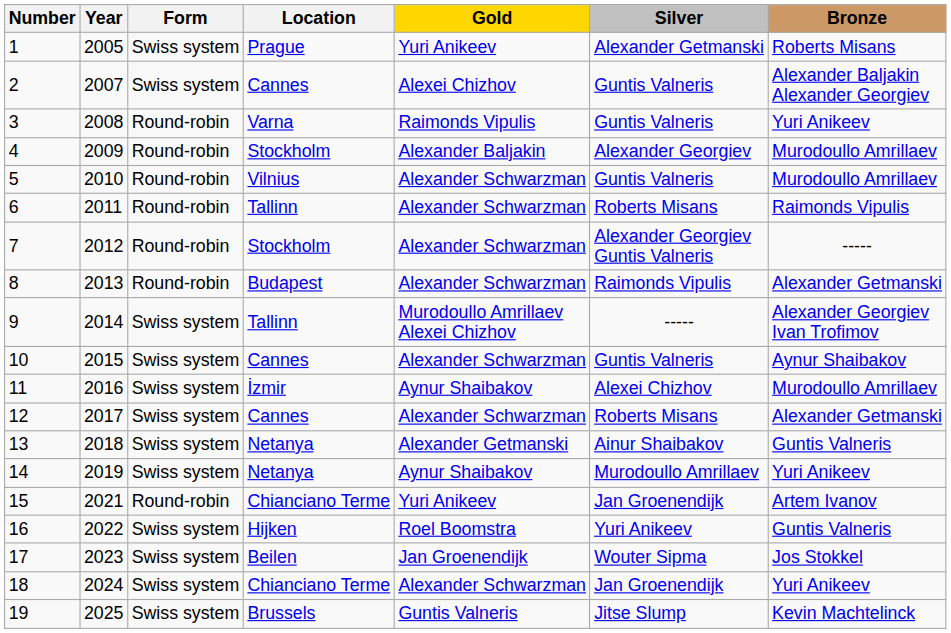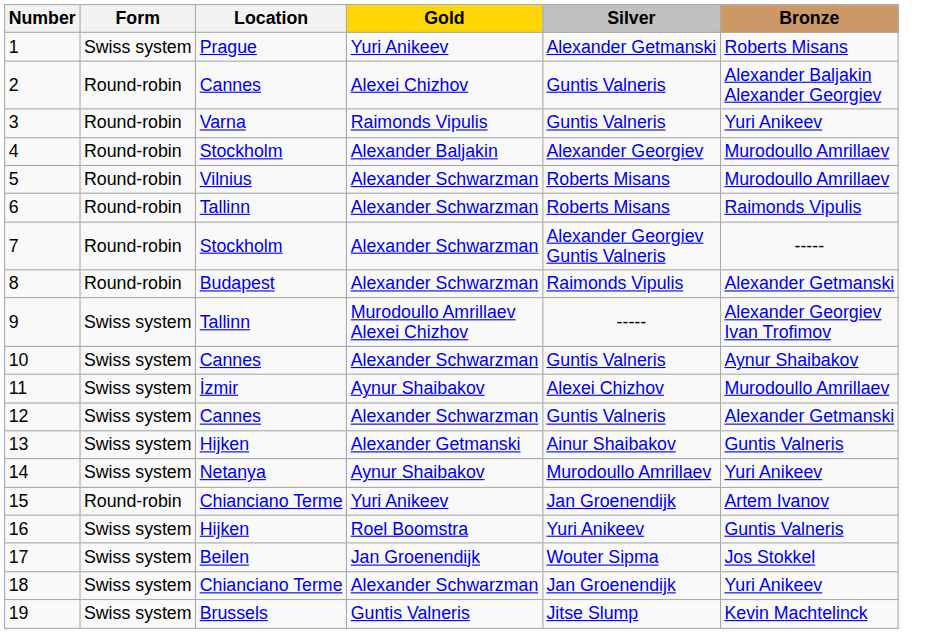- column: (104, 18)
(185, 84) Swiss system -> (133, 84) Round-robin
(654, 179) Guntis Valneris -> (608, 179) Roberts Misans
(656, 416) Roberts Misans -> (606, 416) Guntis Valneris
(280, 444) Netanya -> (224, 444) Hijken
